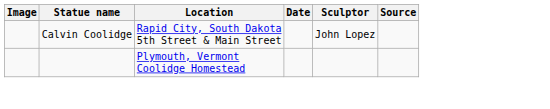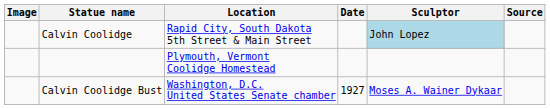(345, 35) no background -> (400, 35) lightblue background
+ row: (102, 90)
